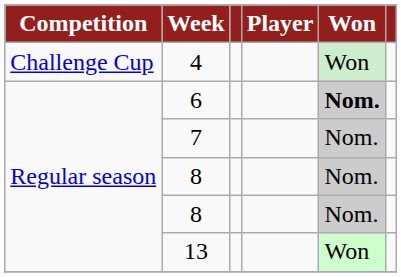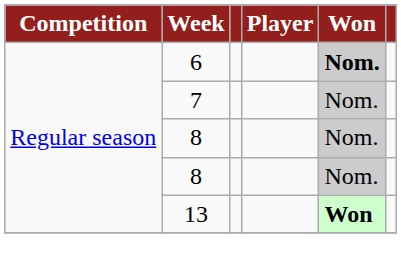- row: (82, 61)
(347, 251) normal -> (348, 213) bold
